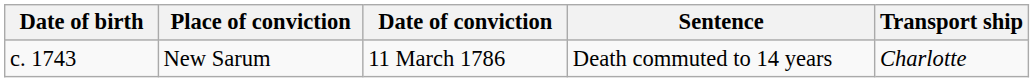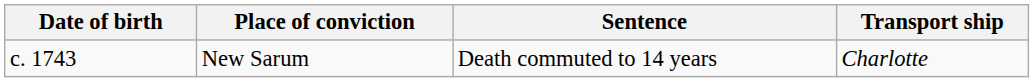- column: (465, 22)
